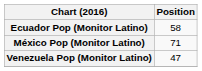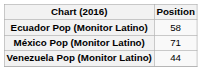(176, 58) 47 -> (176, 58) 44
